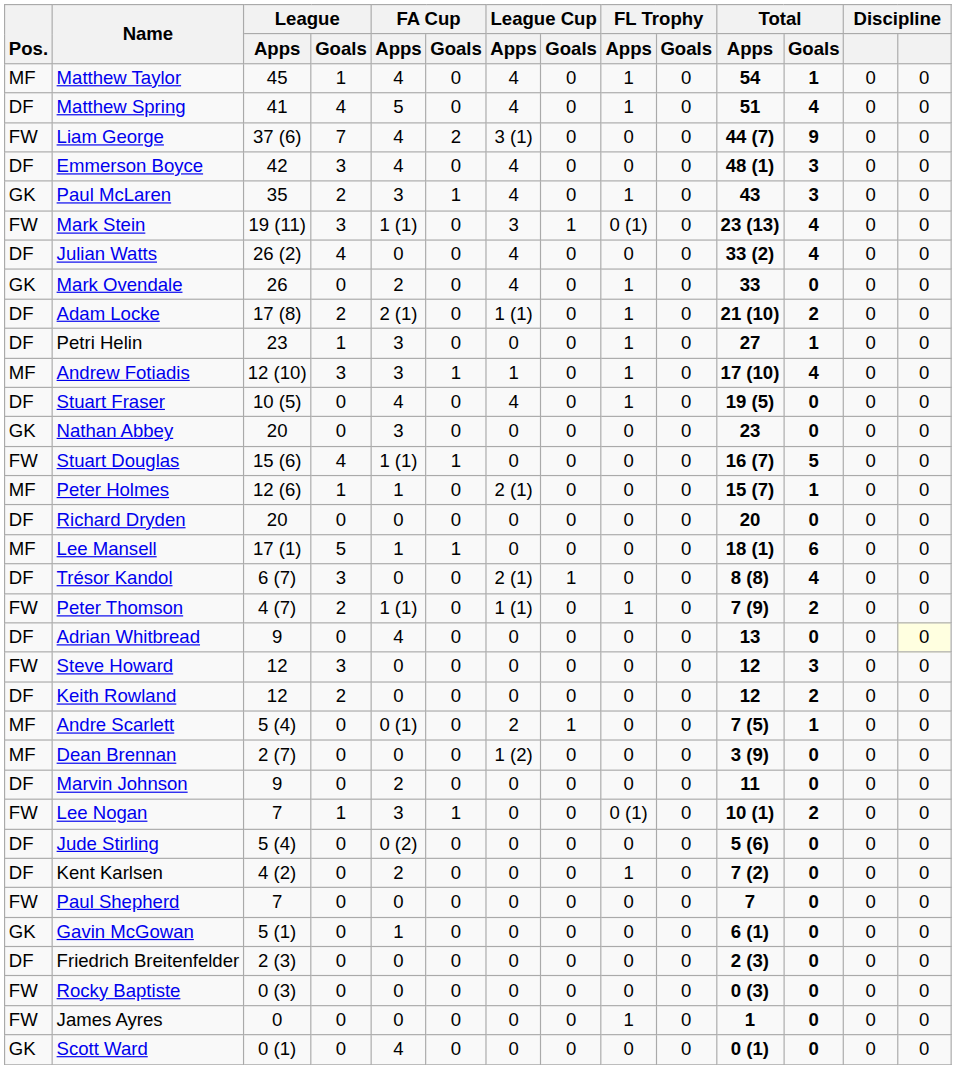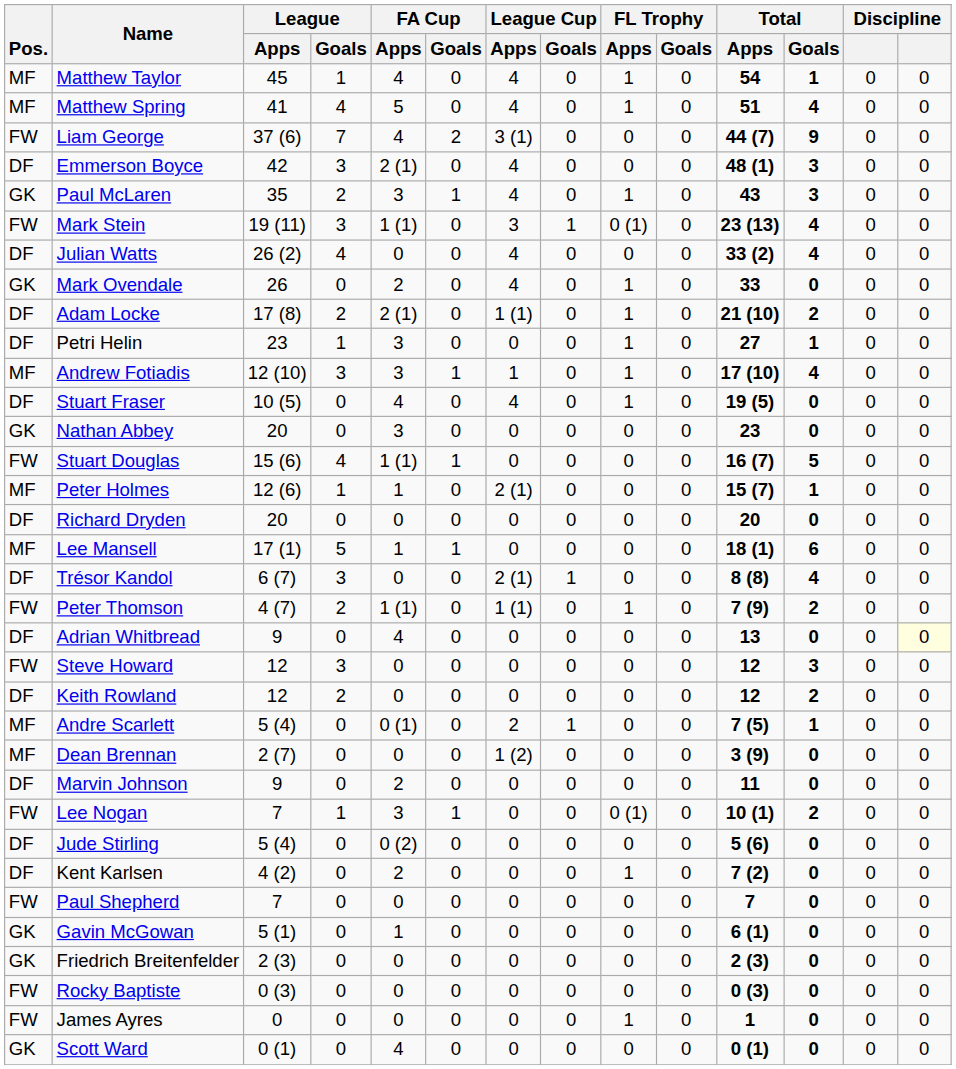(21, 107) DF -> (22, 107) MF
(398, 166) 4 -> (398, 166) 2 (1)
(21, 961) DF -> (22, 961) GK
